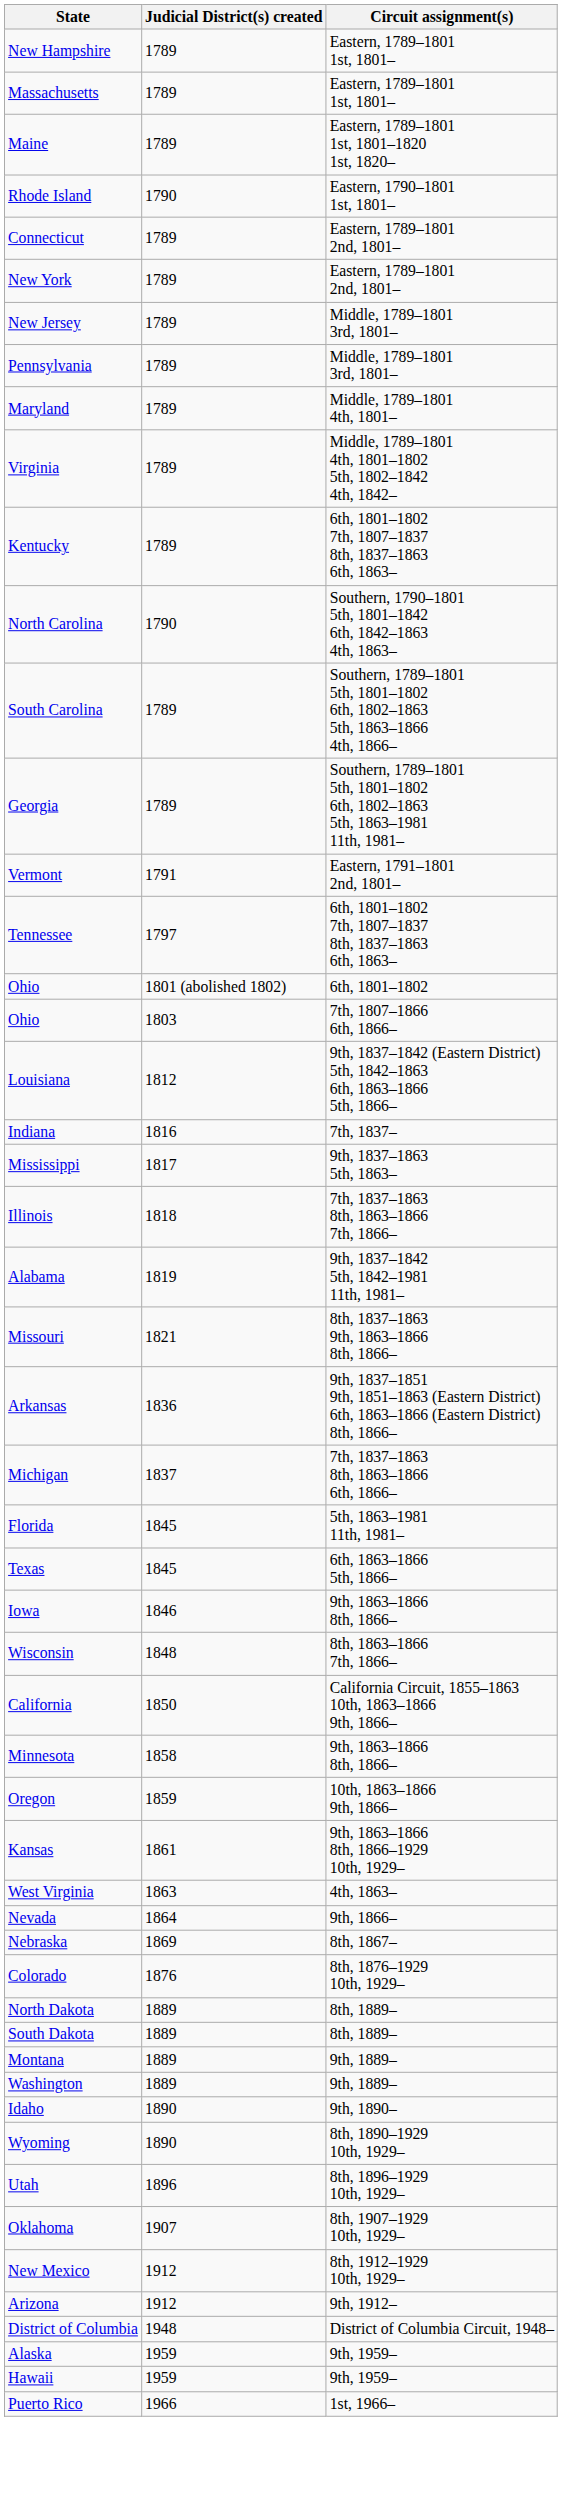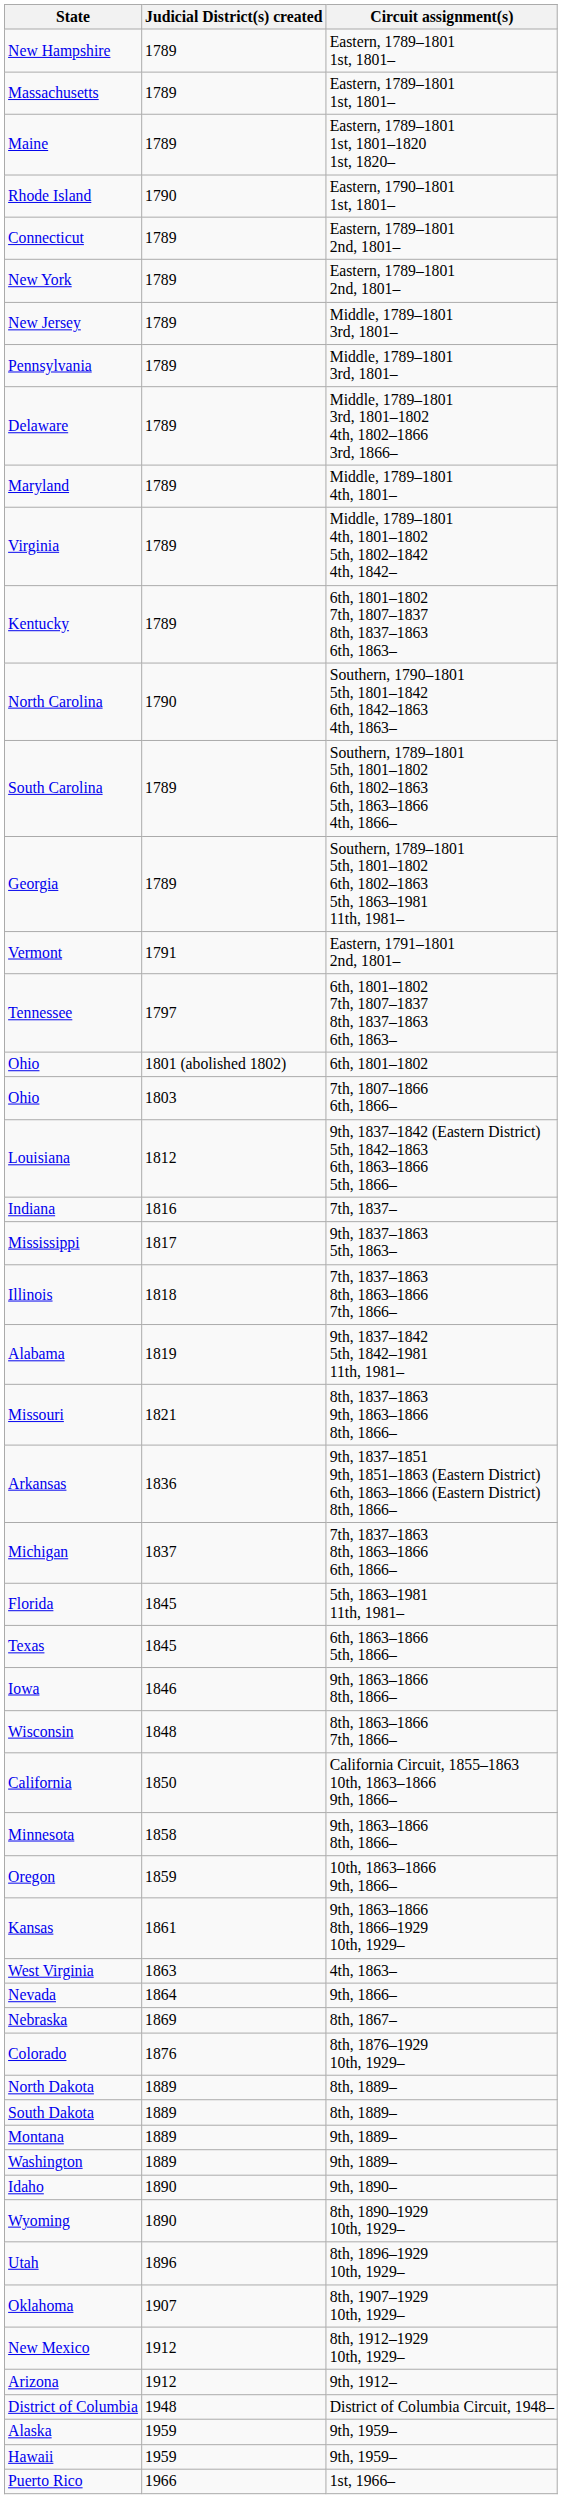+ row: (38, 425)
